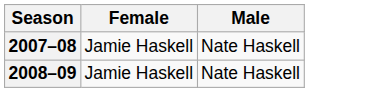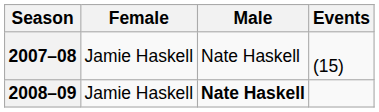+ column: (341, 18)
(251, 73) normal -> (253, 93) bold
